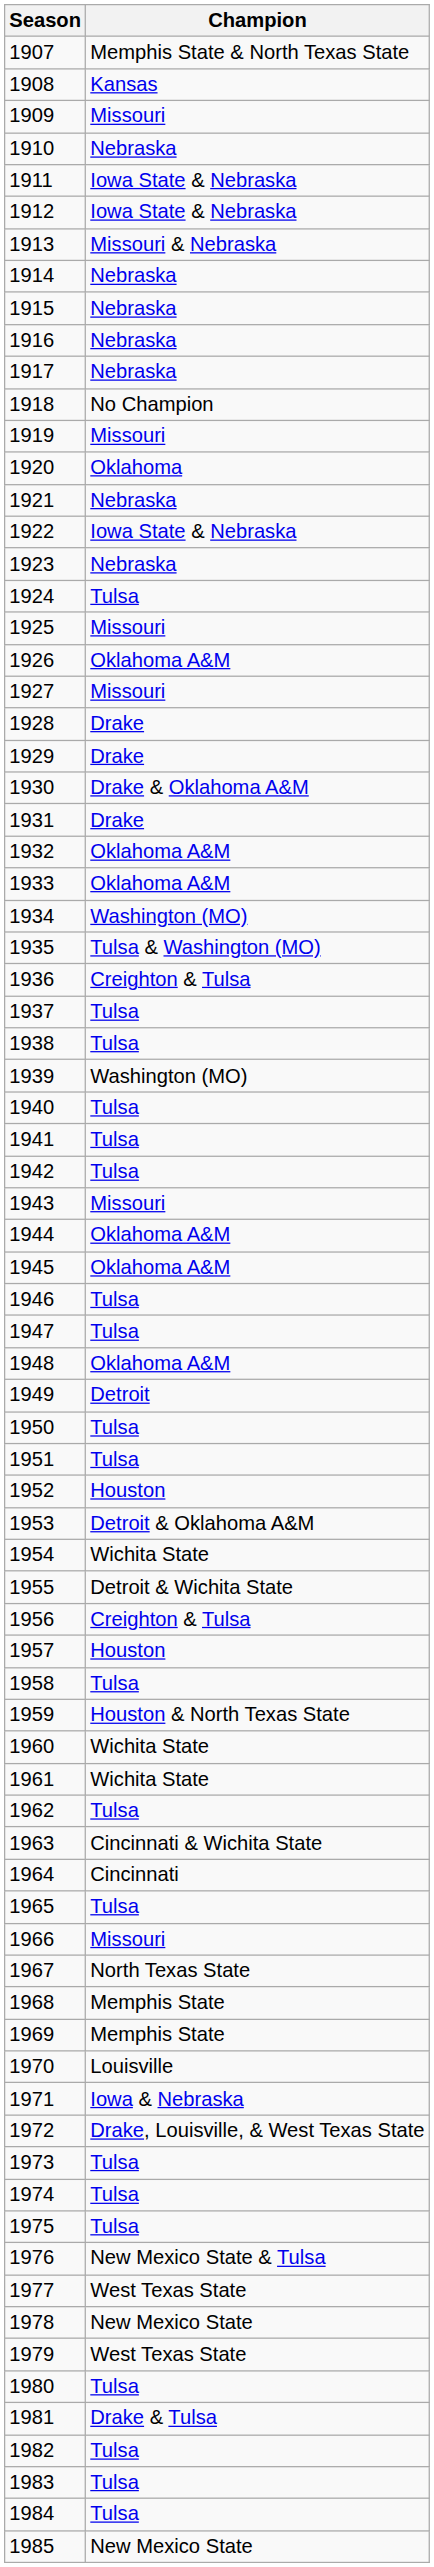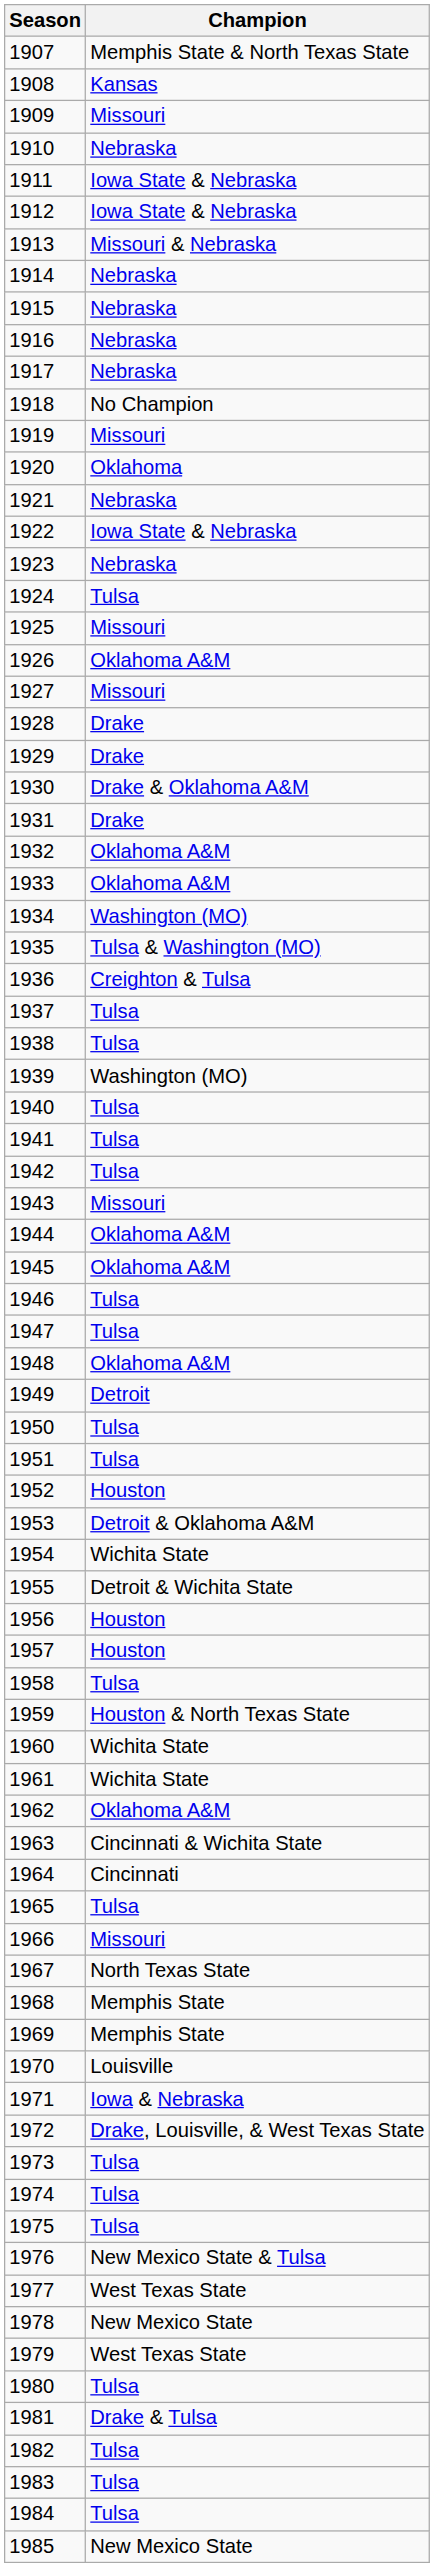(170, 1619) Creighton & Tulsa -> (128, 1619) Houston
(115, 1810) Tulsa -> (160, 1810) Oklahoma A&M
